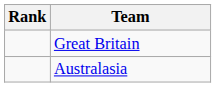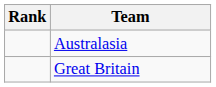rows swapped: (91, 69) <-> (97, 43)
